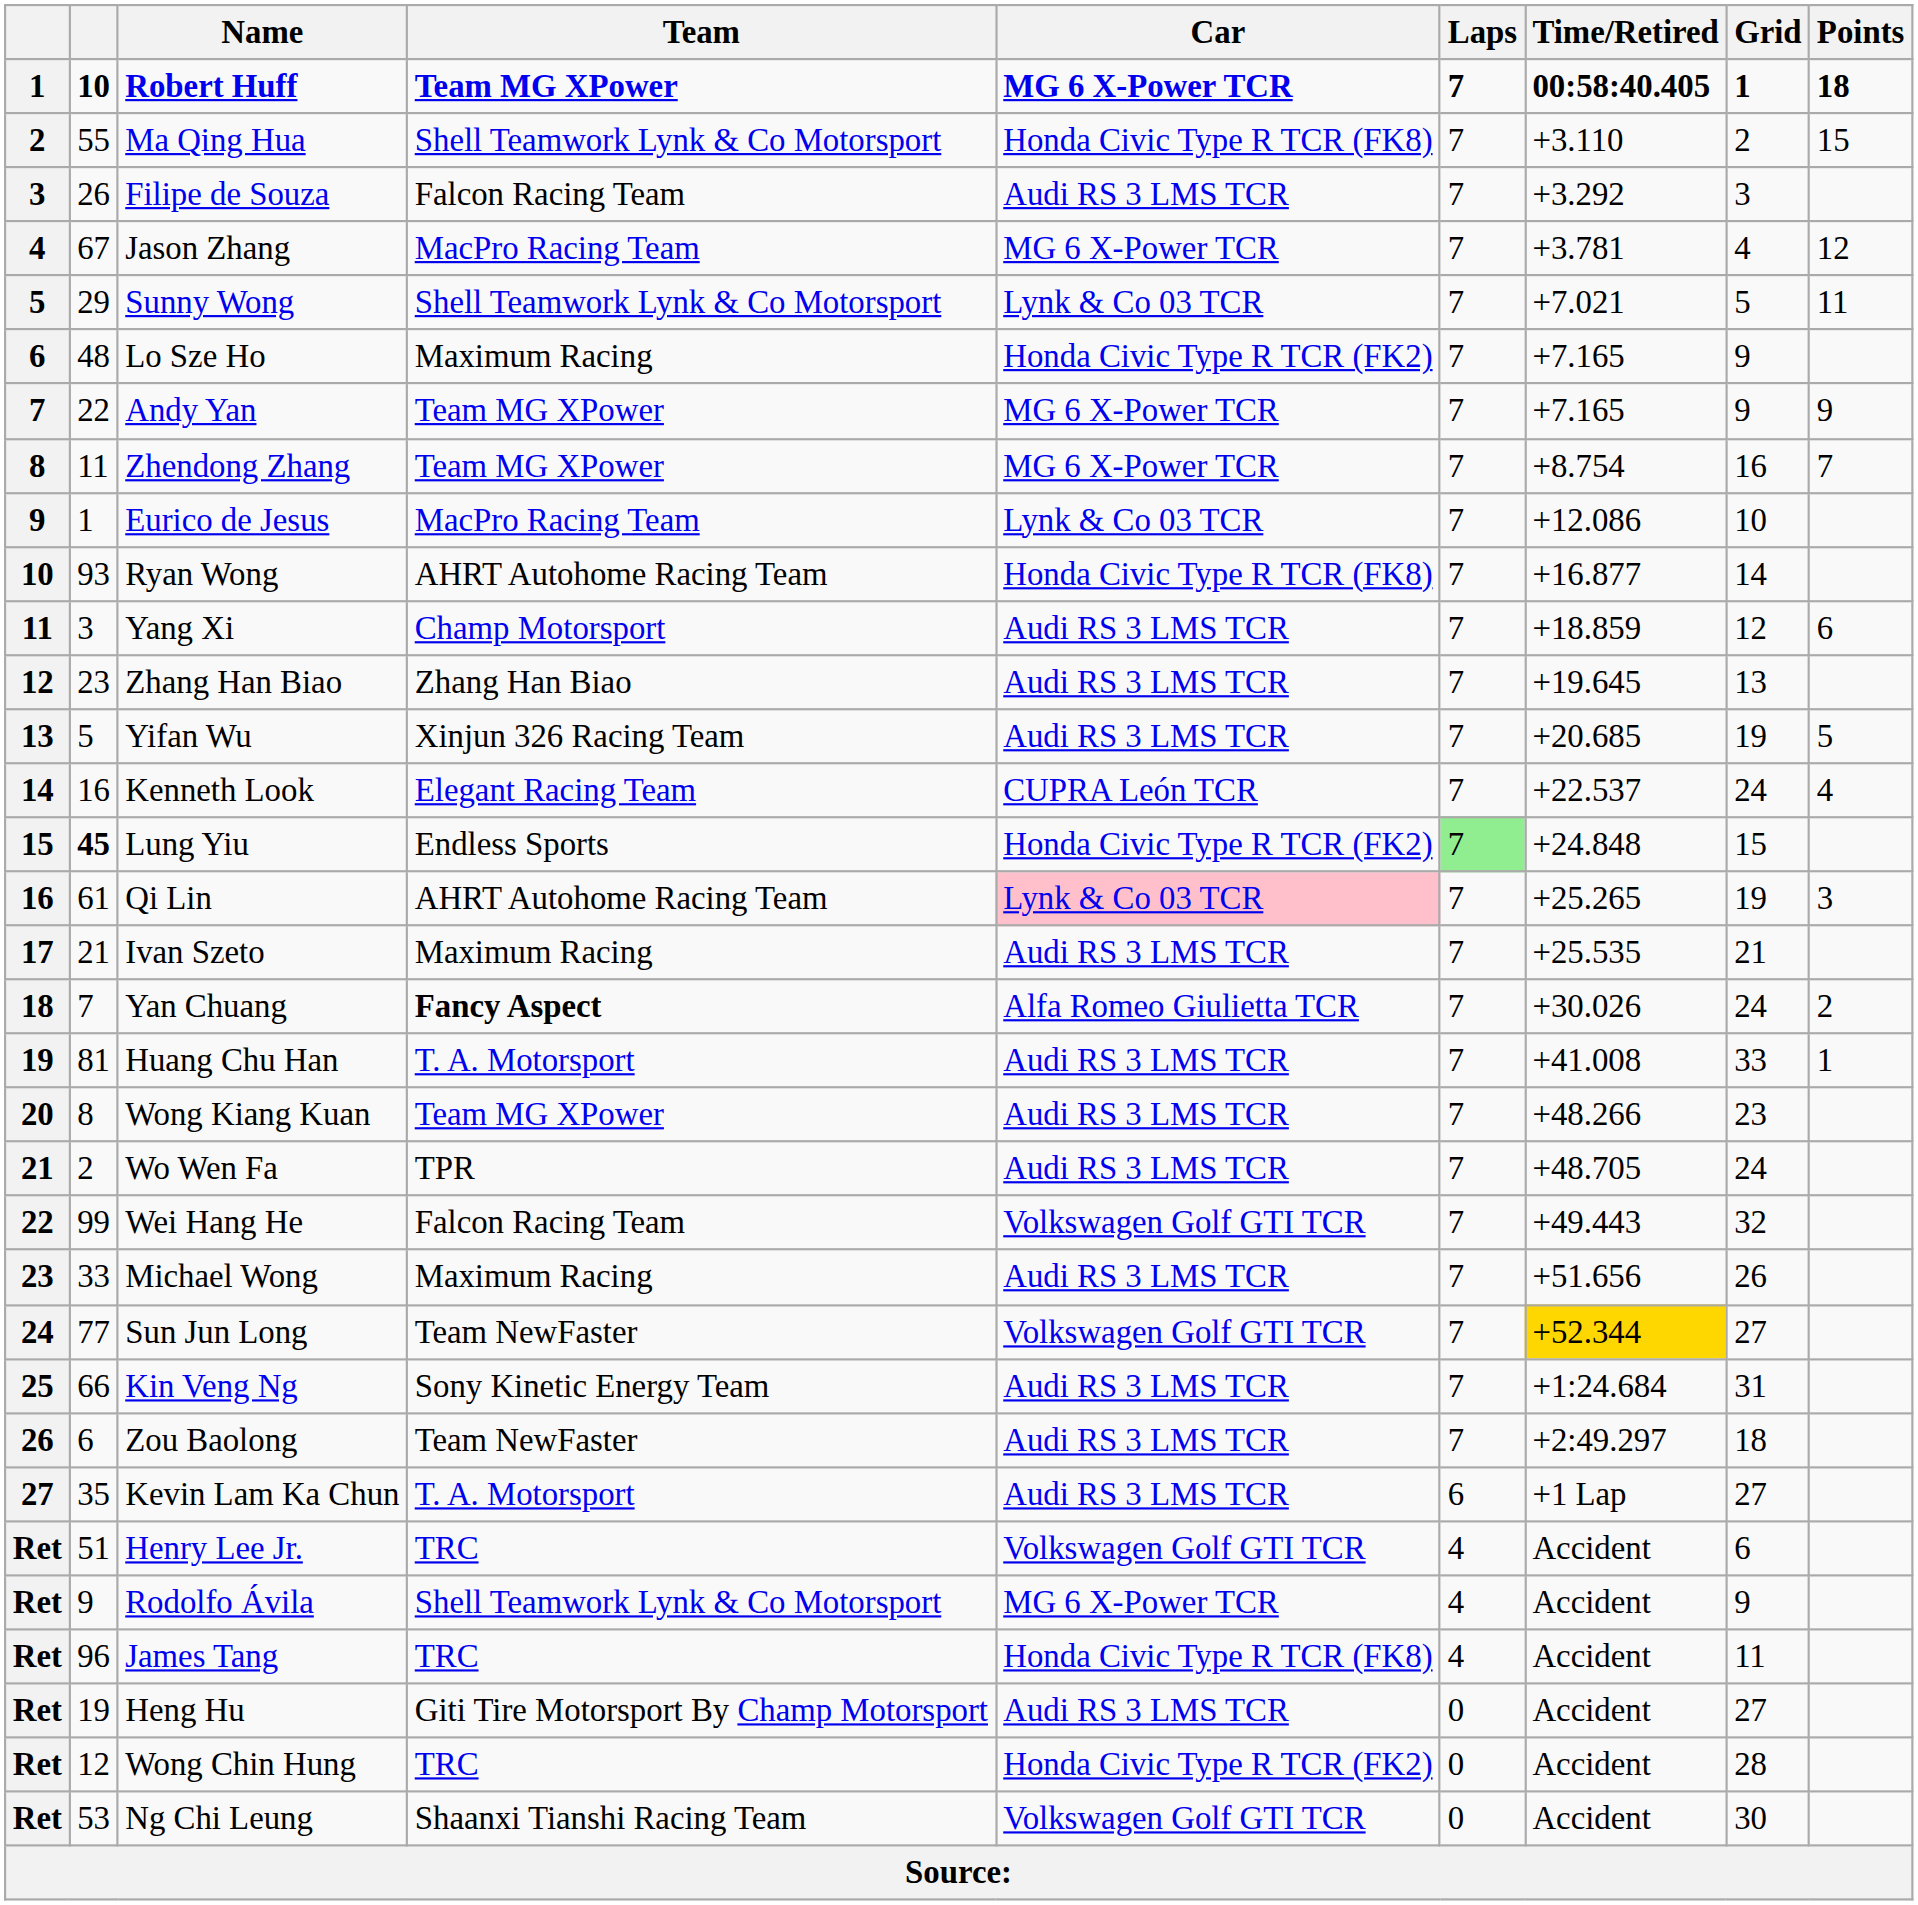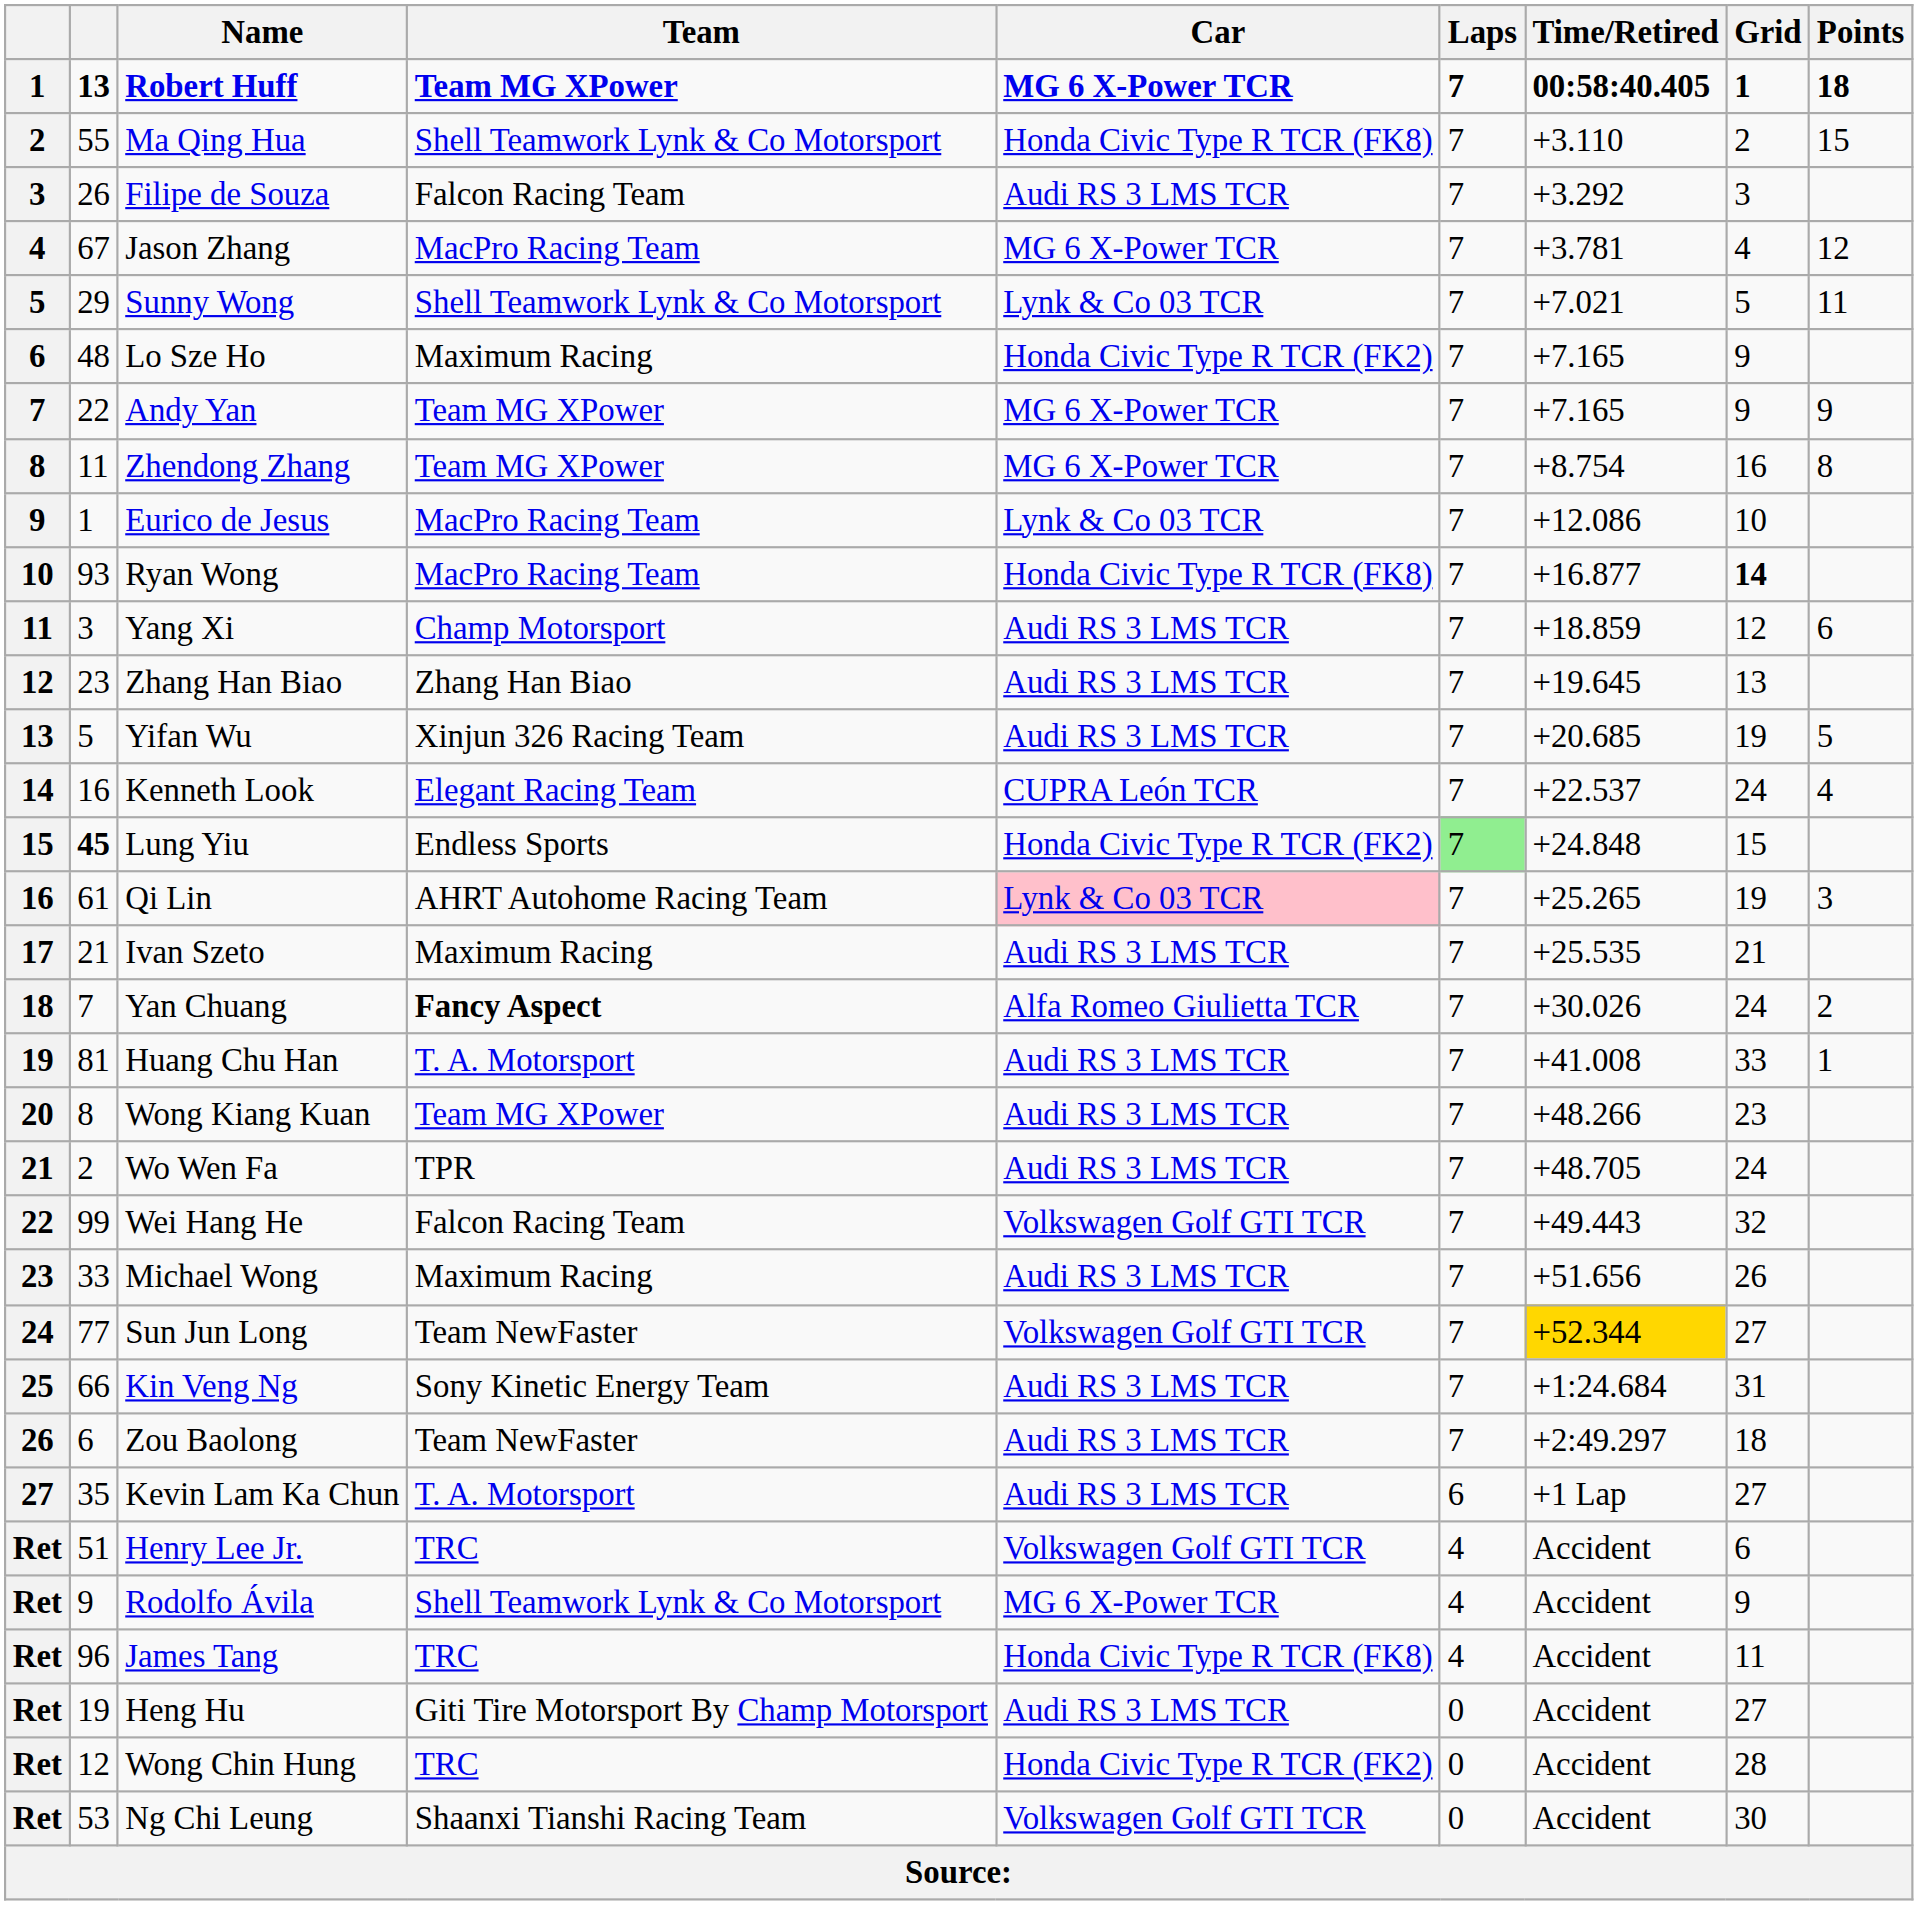(94, 85) 10 -> (94, 85) 13
(1825, 464) 7 -> (1825, 464) 8
(621, 573) AHRT Autohome Racing Team -> (557, 573) MacPro Racing Team
(1751, 573) normal -> (1751, 573) bold
